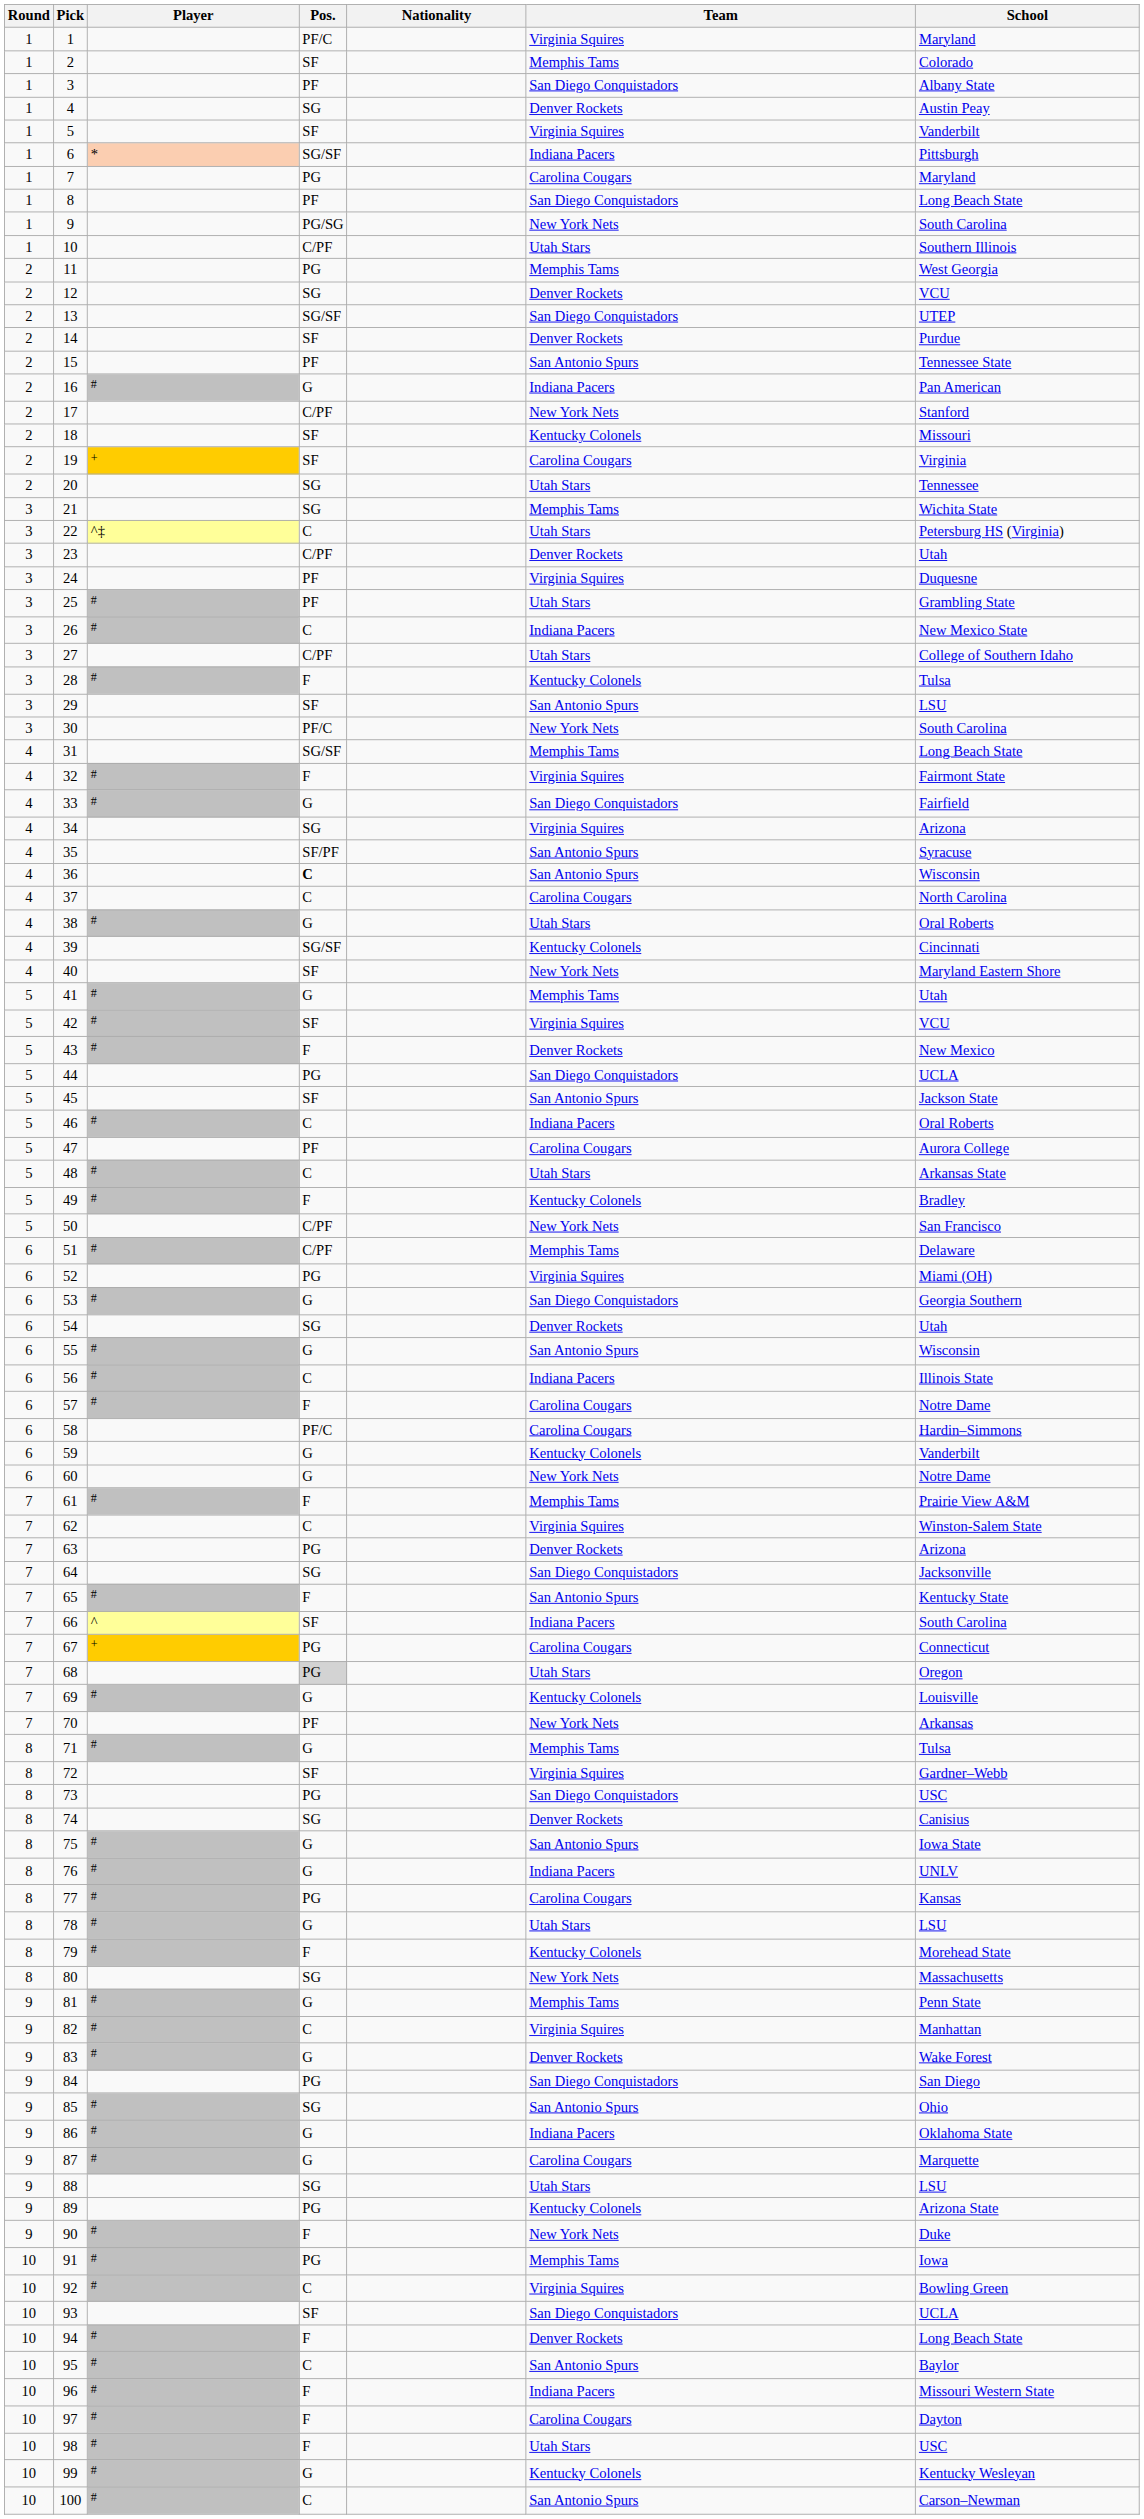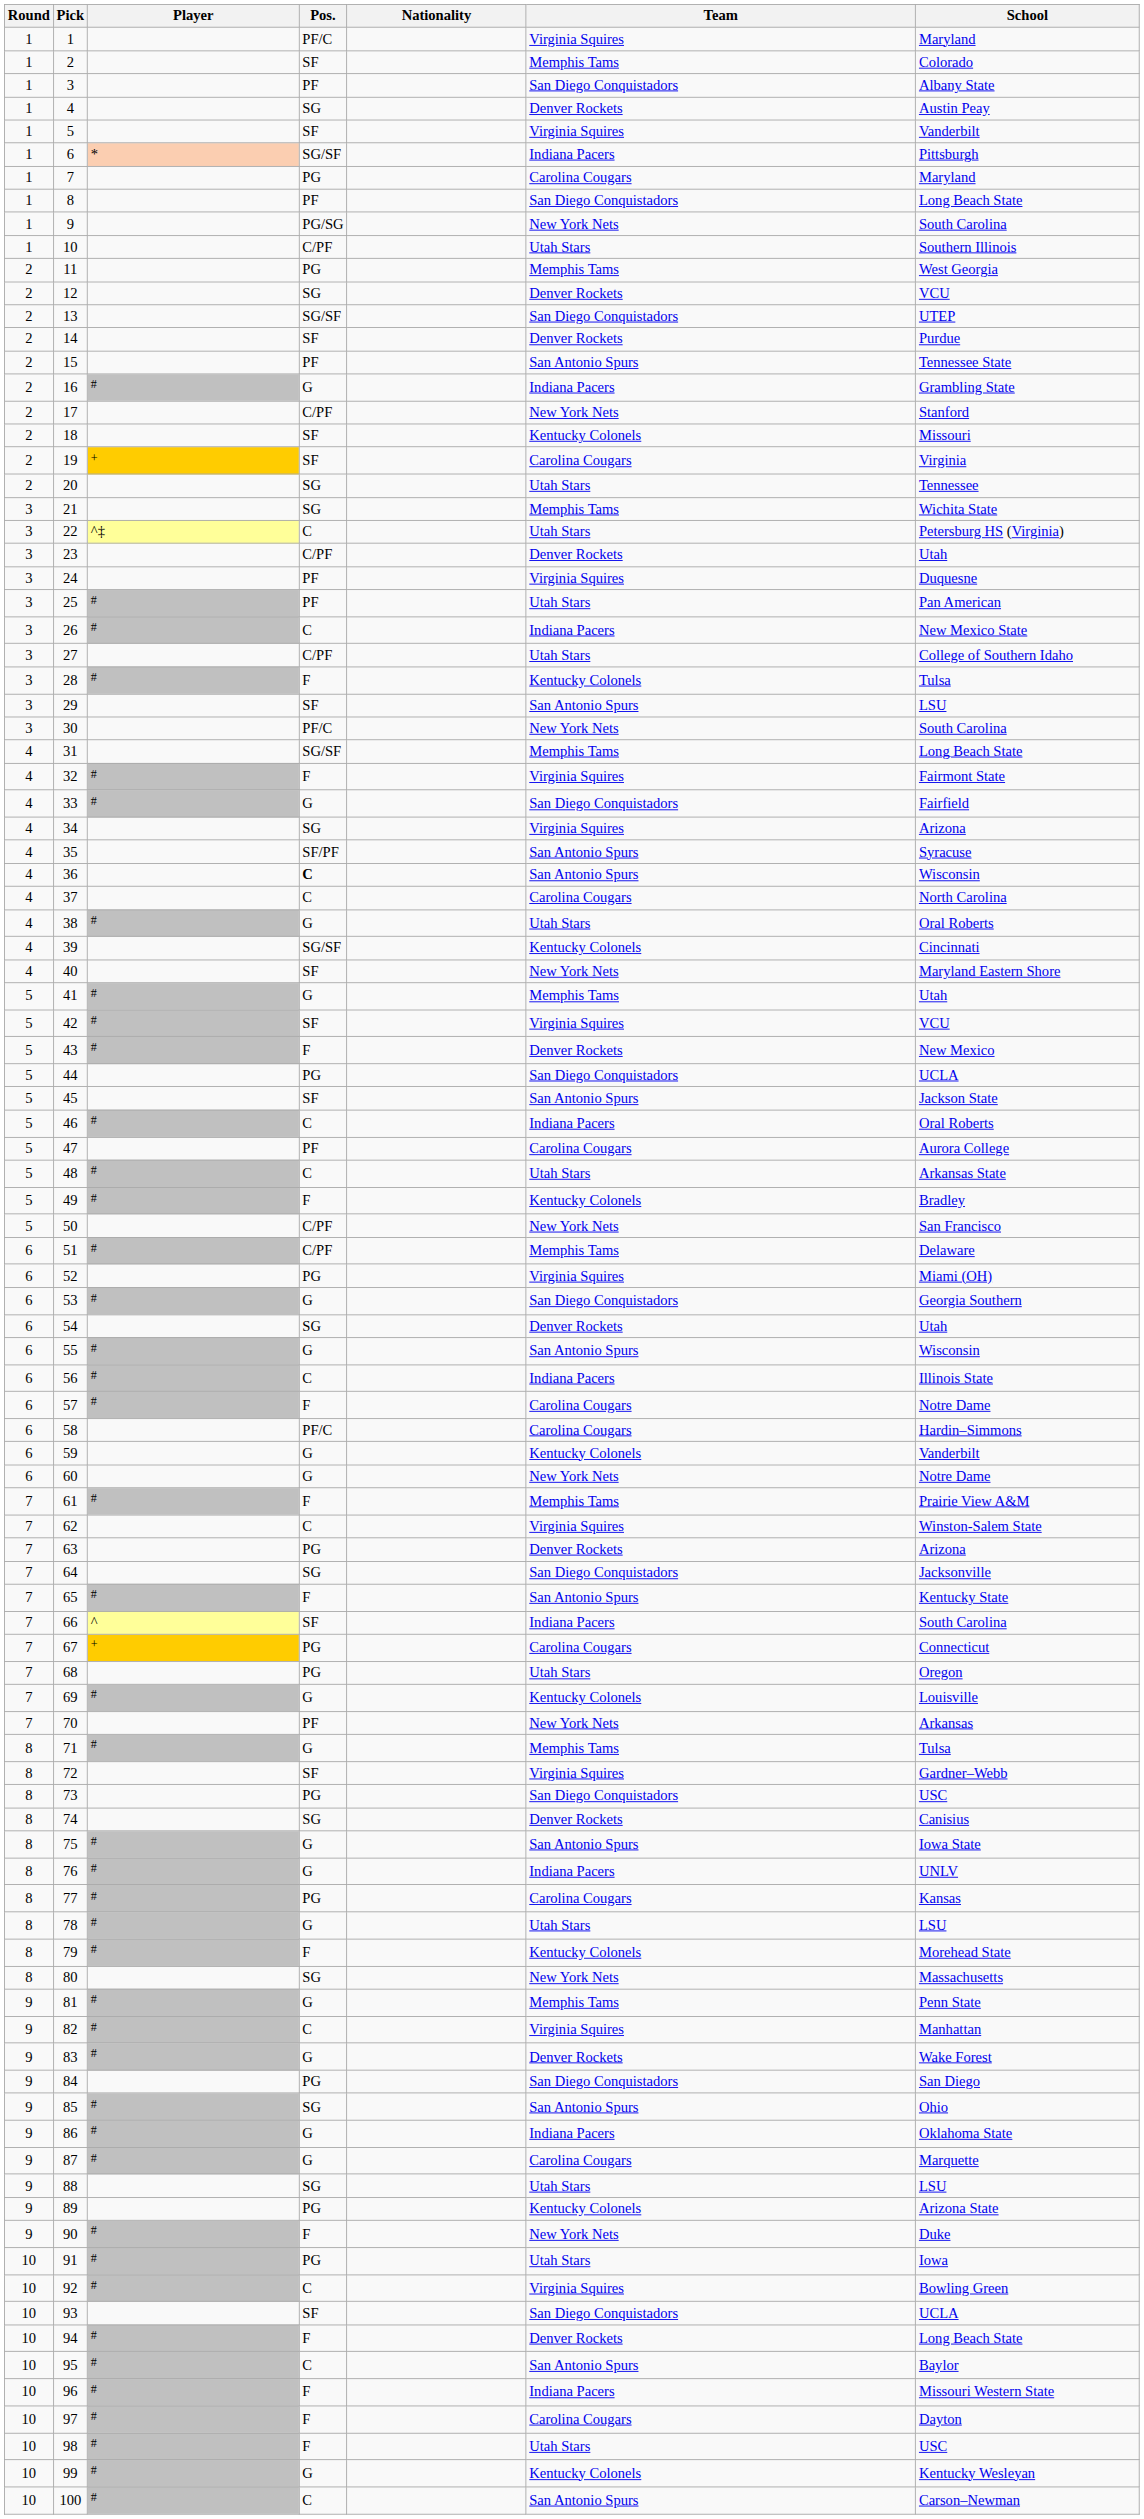(960, 387) Pan American -> (967, 387) Grambling State
(967, 603) Grambling State -> (960, 603) Pan American
(312, 1672) lightgrey background -> (312, 1672) no background
(574, 2261) Memphis Tams -> (560, 2261) Utah Stars
